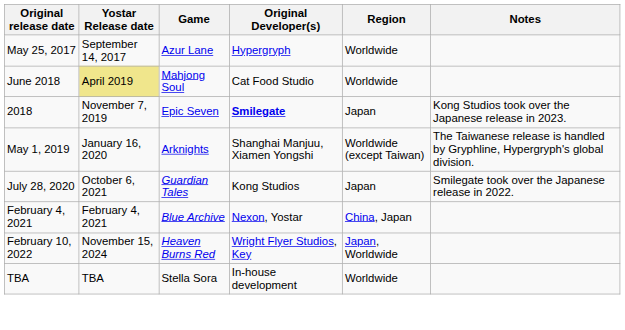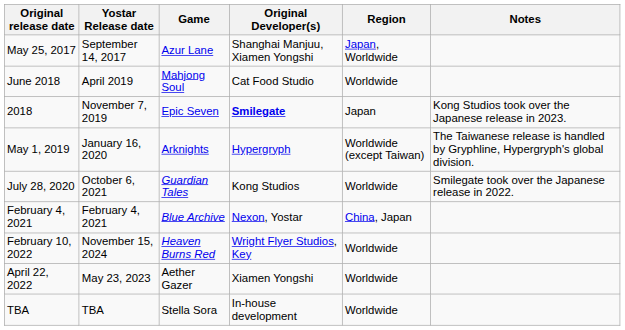(261, 50) Hypergryph -> (278, 50) Shanghai Manjuu, Xiamen Yongshi
(371, 50) Worldwide -> (371, 50) Japan, Worldwide
(107, 81) khaki background -> (107, 81) no background
(278, 149) Shanghai Manjuu, Xiamen Yongshi -> (261, 149) Hypergryph
(360, 186) Japan -> (371, 186) Worldwide
(371, 248) Japan, Worldwide -> (371, 248) Worldwide
+ row: (28, 279)
